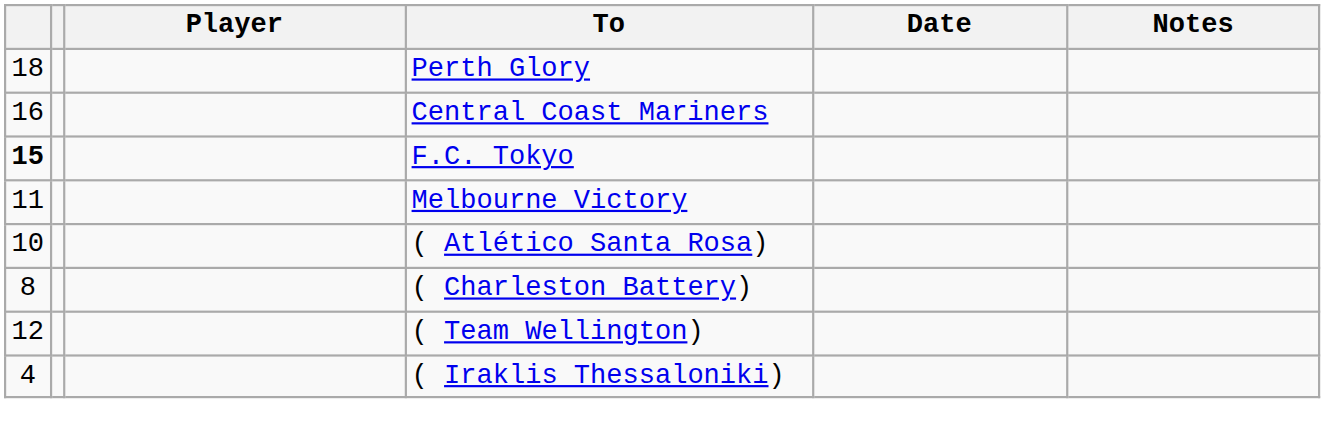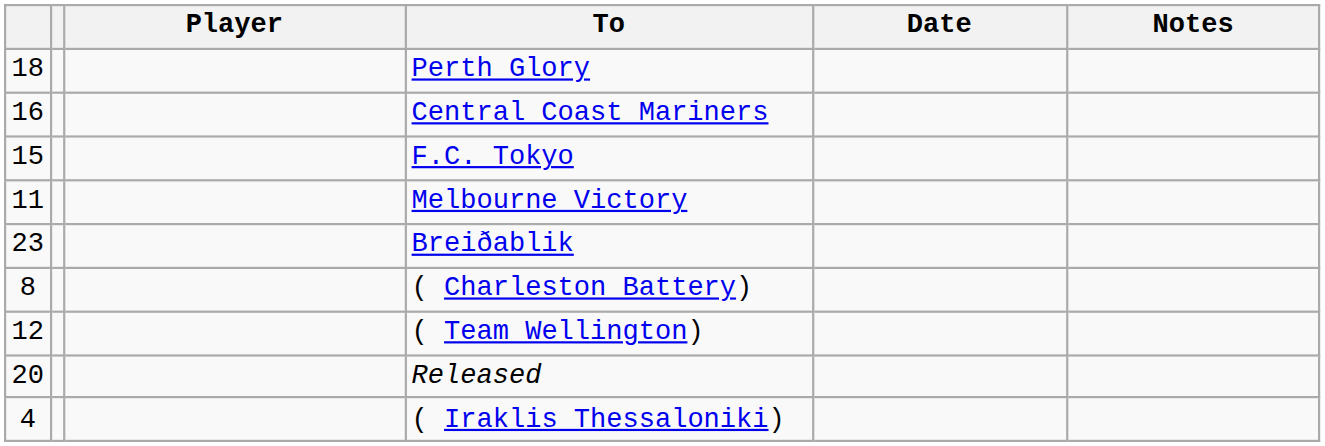(28, 158) bold -> (28, 158) normal
- row: (590, 246)
+ row: (493, 246)
+ row: (476, 377)
